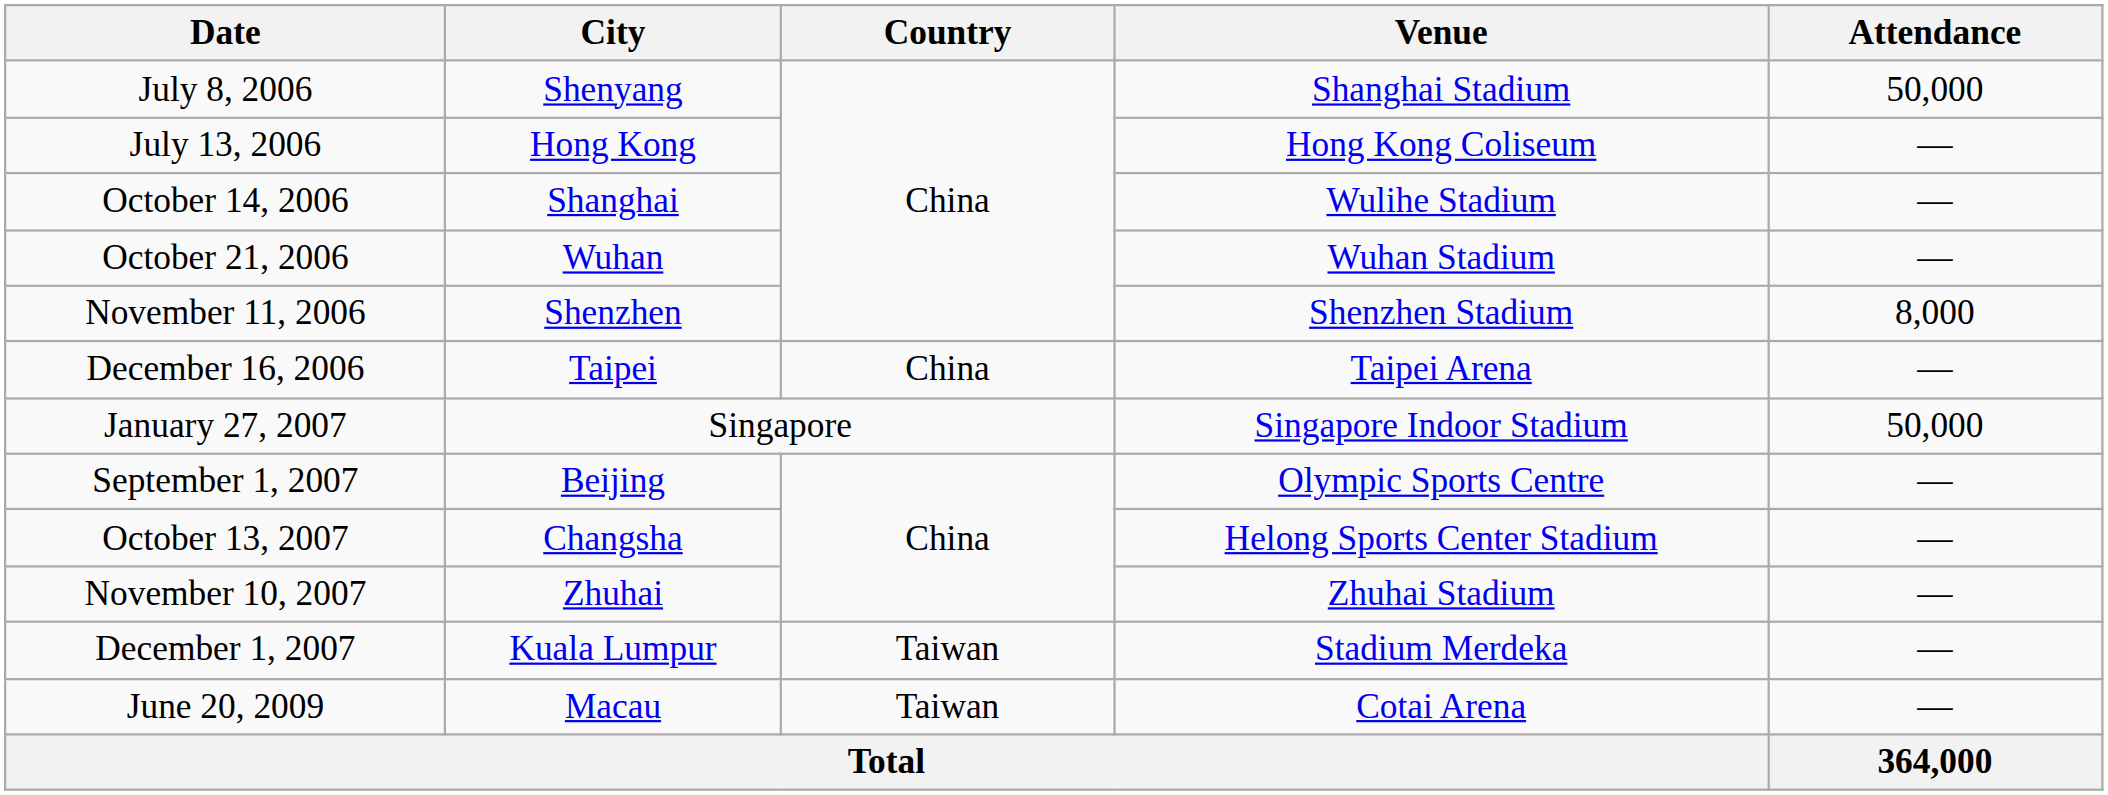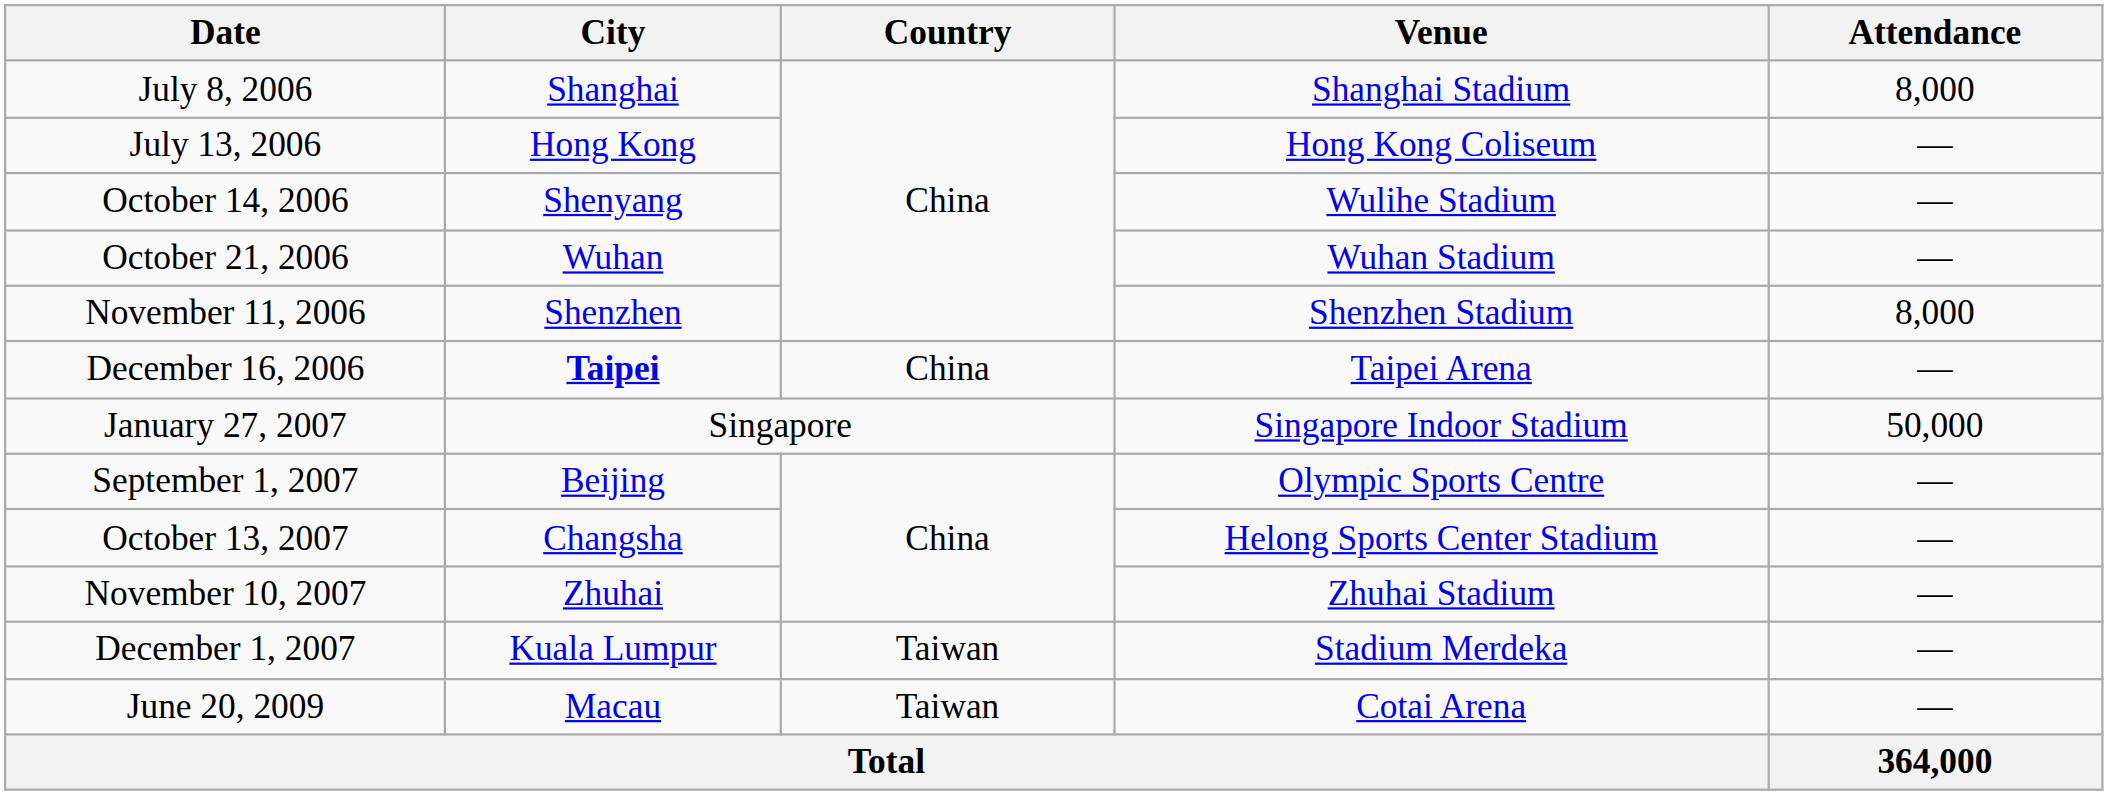(613, 88) Shenyang -> (613, 88) Shanghai
(1935, 88) 50,000 -> (1935, 88) 8,000
(613, 200) Shanghai -> (613, 200) Shenyang
(613, 369) normal -> (613, 369) bold
